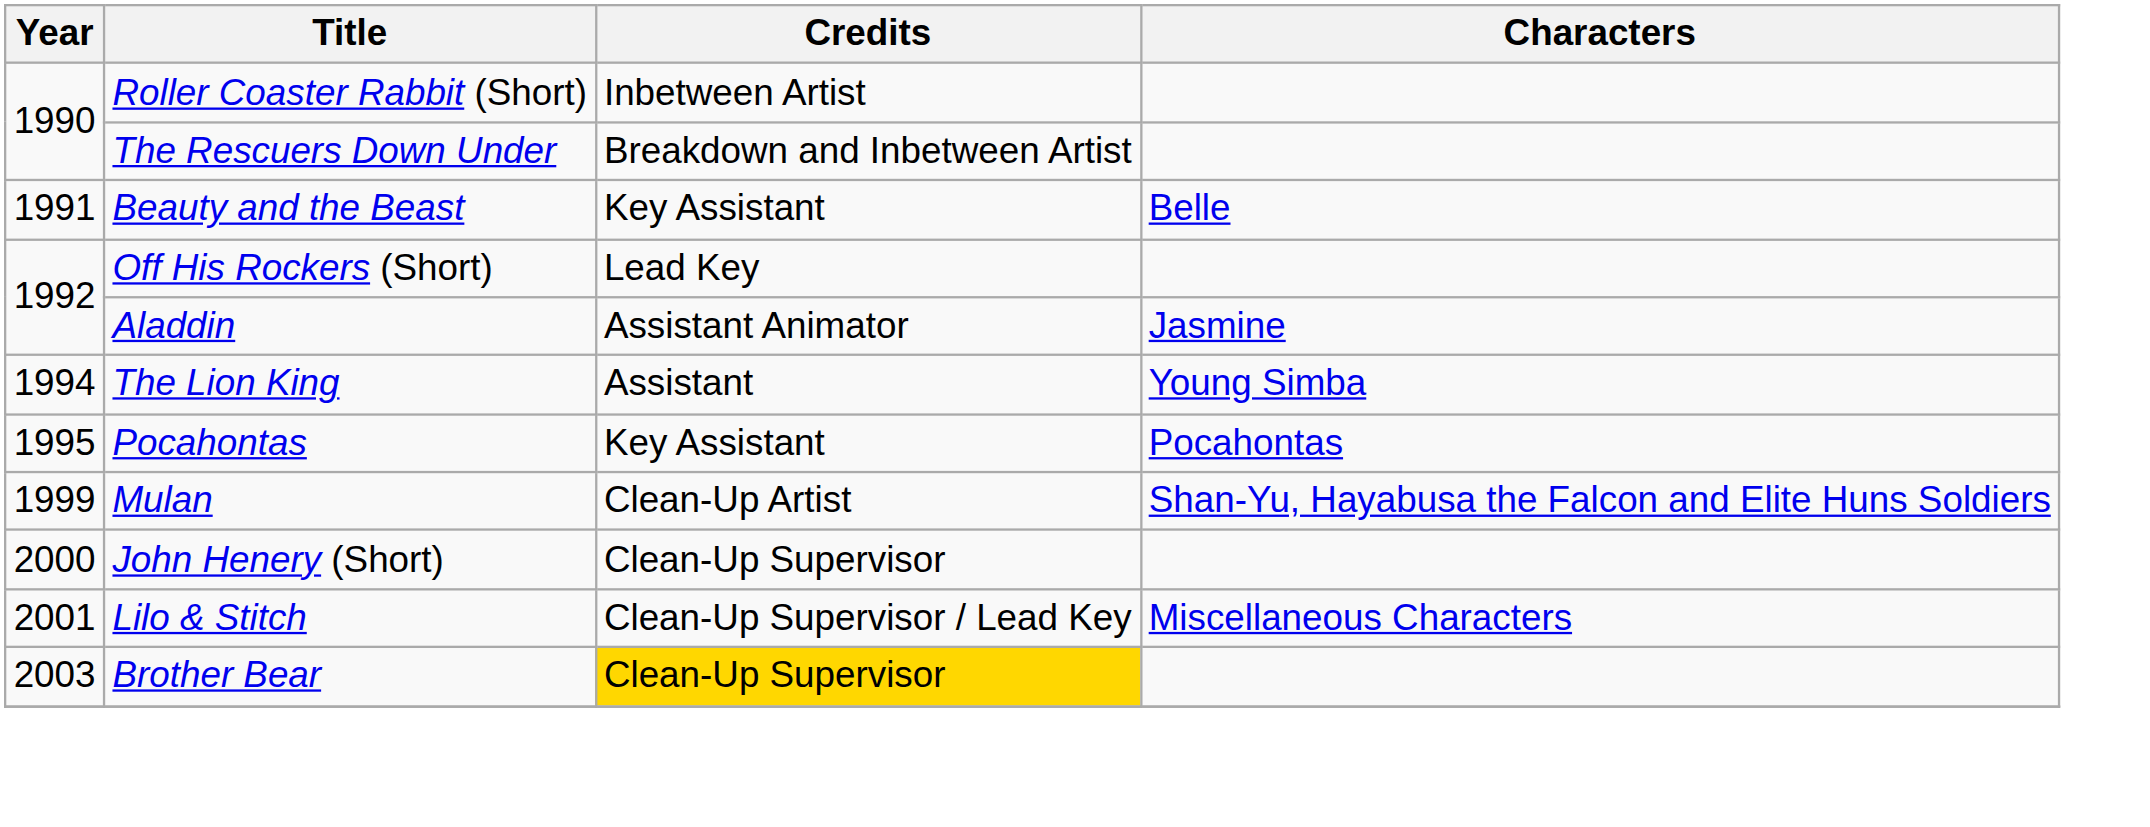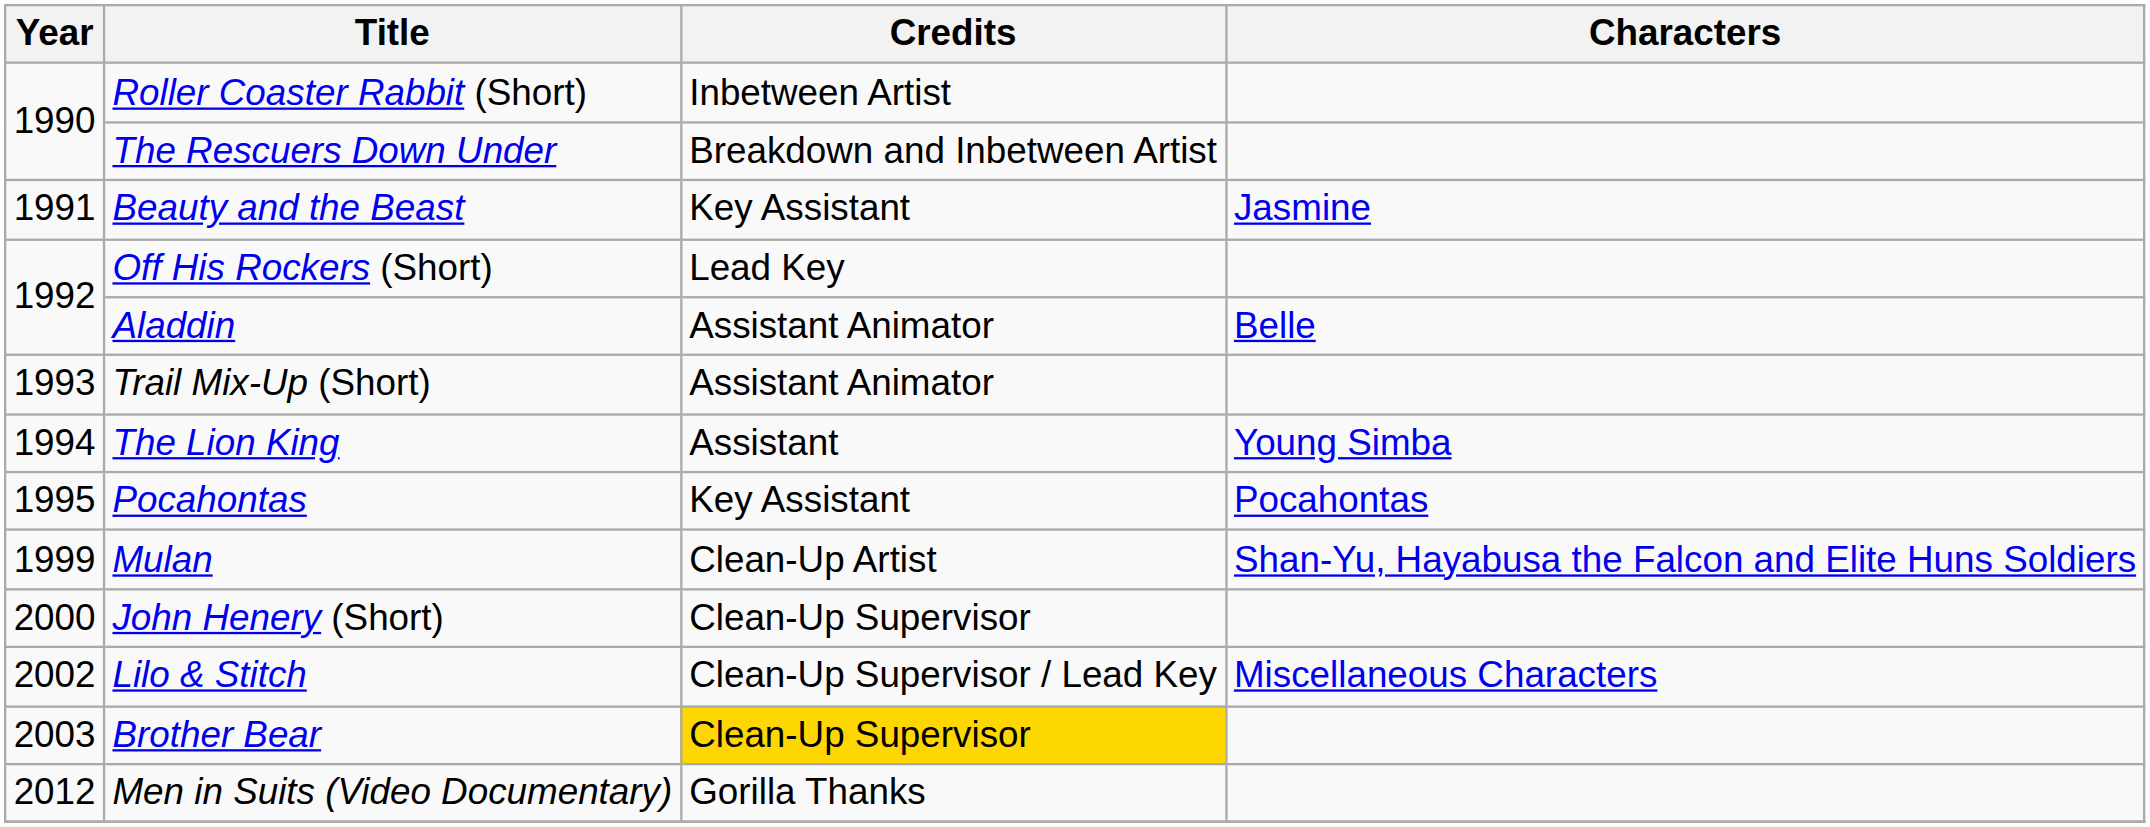(1190, 208) Belle -> (1302, 208) Jasmine
(1217, 325) Jasmine -> (1275, 325) Belle
+ row: (272, 383)
(55, 617) 2001 -> (55, 675) 2002
+ row: (392, 792)
